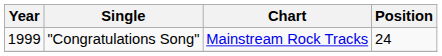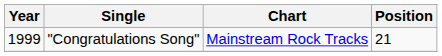(383, 39) 24 -> (383, 39) 21
